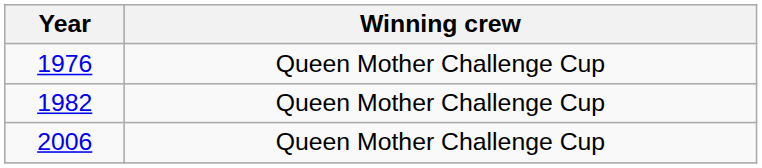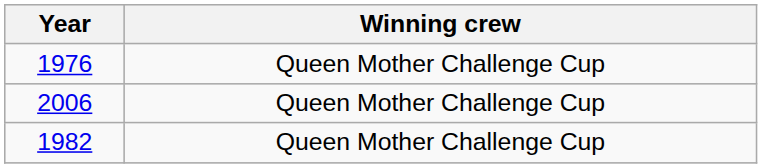rows swapped: (65, 102) <-> (65, 142)
